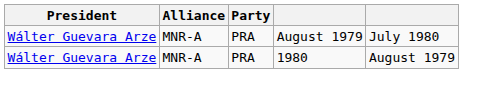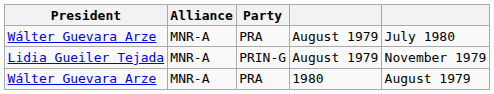+ row: (86, 57)
